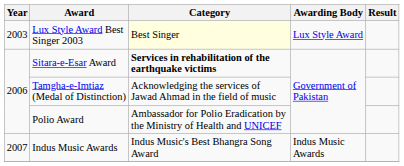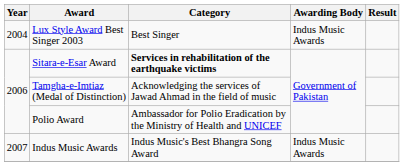(17, 35) 2003 -> (17, 35) 2004
(155, 35) lightyellow background -> (155, 35) no background
(328, 35) Lux Style Award -> (319, 35) Indus Music Awards
